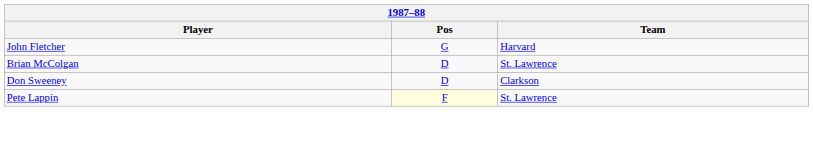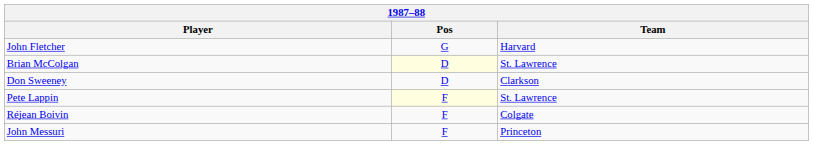(445, 64) no background -> (445, 64) lightyellow background
+ row: (38, 115)
+ row: (36, 132)
